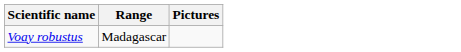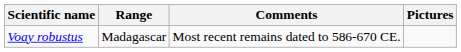+ column: (287, 15)
